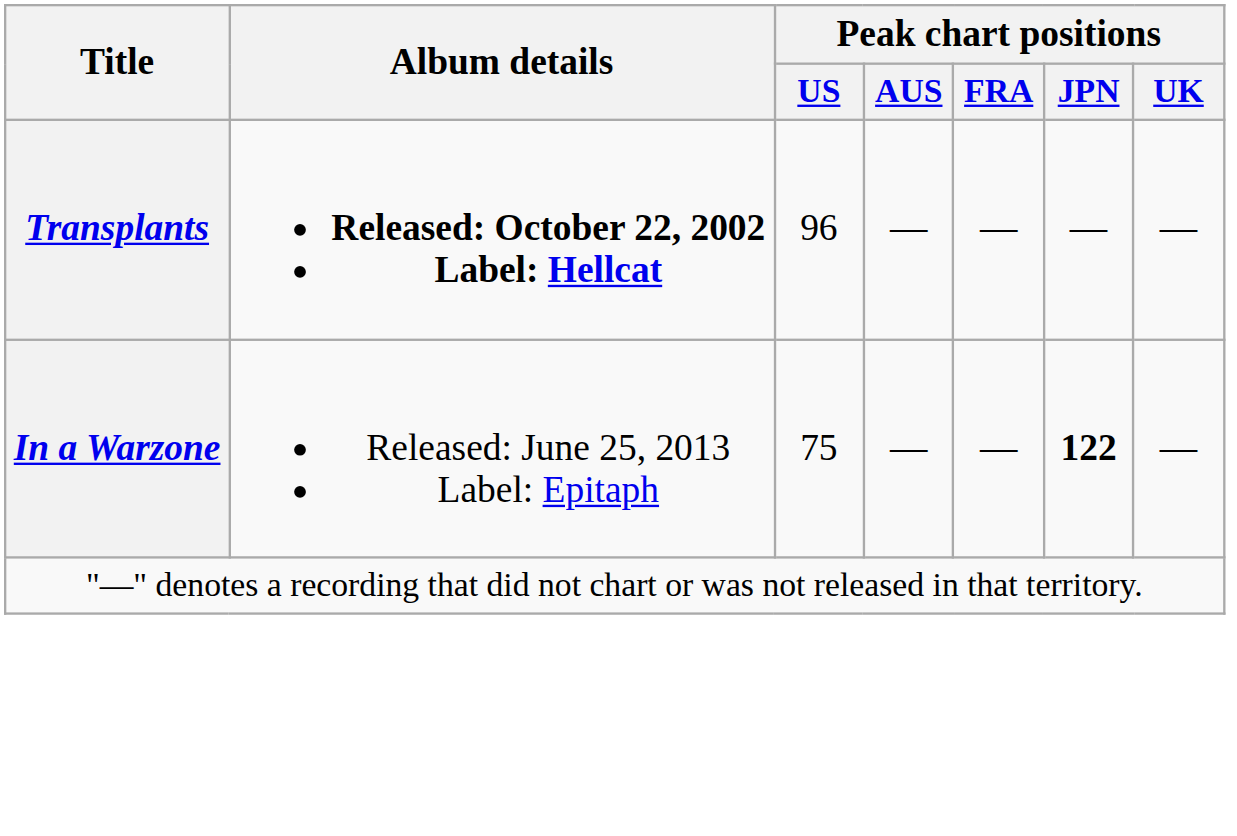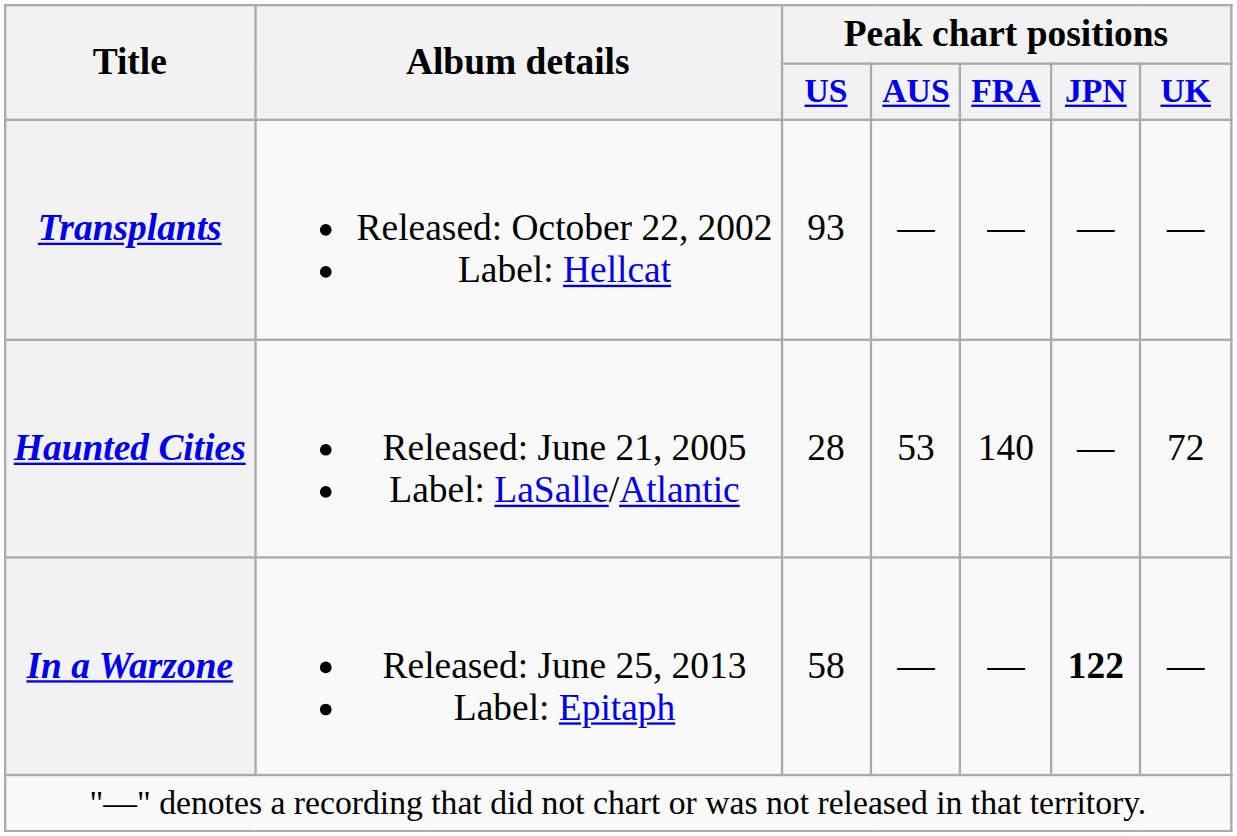(502, 250) bold -> (518, 250) normal
(819, 228) 96 -> (826, 228) 93
+ row: (130, 447)
(819, 447) 75 -> (826, 665) 58
